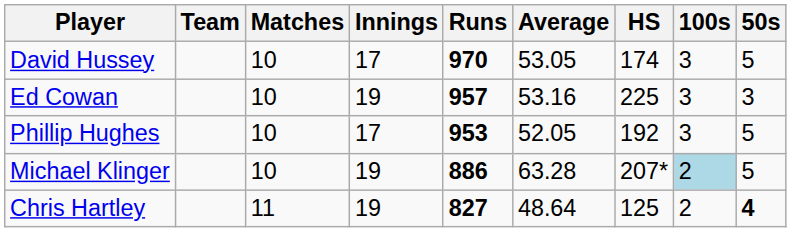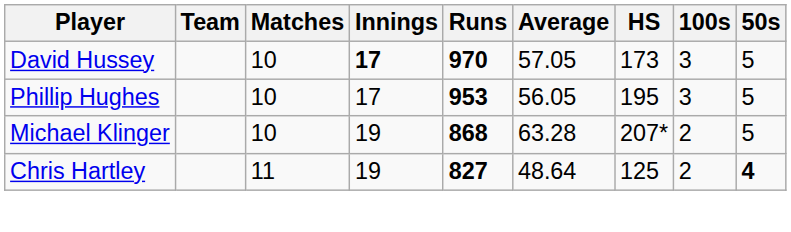(368, 60) normal -> (368, 60) bold
(547, 60) 53.05 -> (547, 60) 57.05
(639, 60) 174 -> (639, 60) 173
- row: (64, 97)
(547, 134) 52.05 -> (547, 97) 56.05
(639, 134) 192 -> (639, 97) 195
(468, 171) 886 -> (468, 134) 868
(685, 171) lightblue background -> (685, 134) no background
